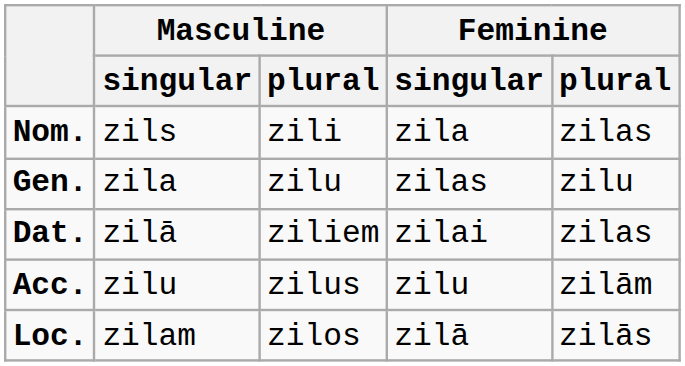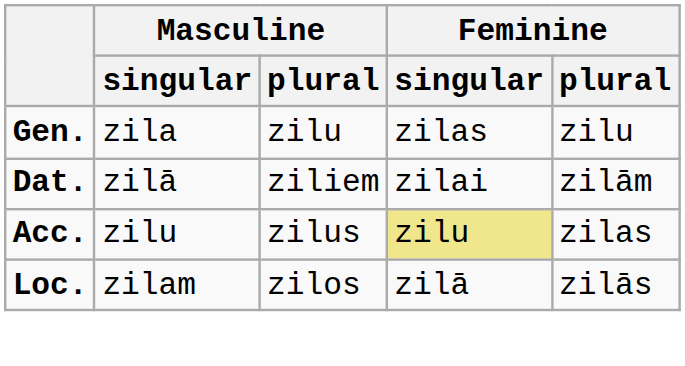- row: (50, 132)
(606, 234) zilas -> (606, 183) zilām
(432, 285) no background -> (432, 234) khaki background
(606, 285) zilām -> (606, 234) zilas
